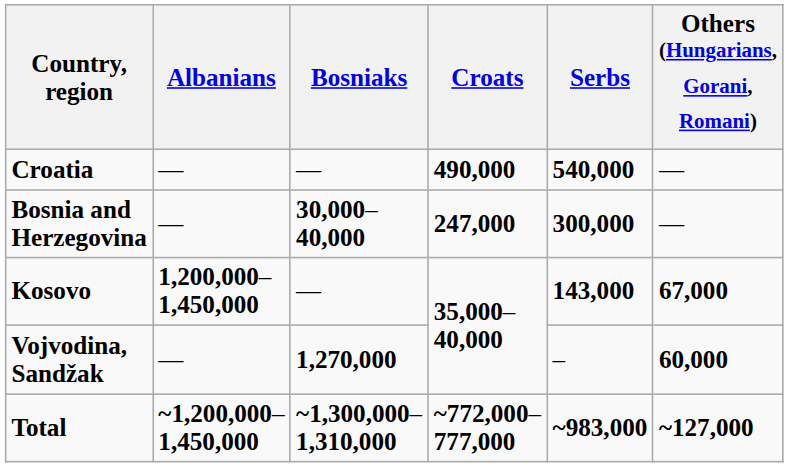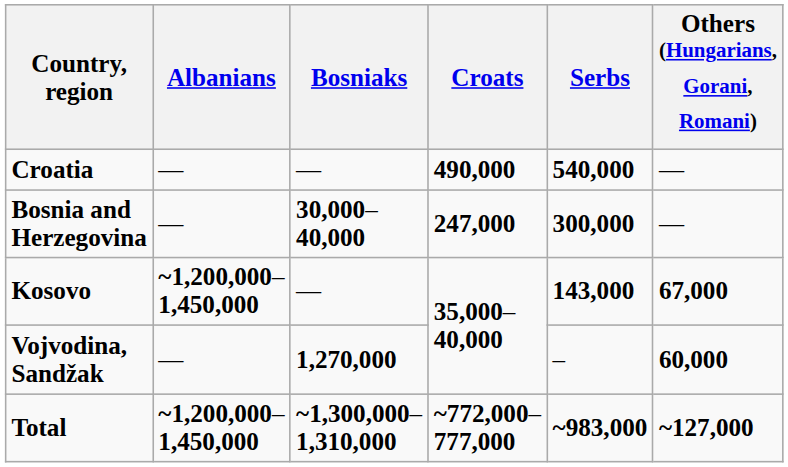(215, 291) 1,200,000–1,450,000 -> (221, 291) ~1,200,000–1,450,000
